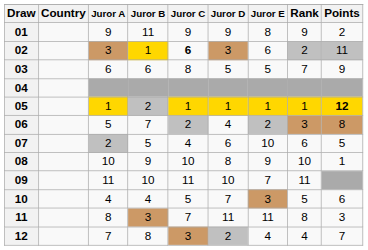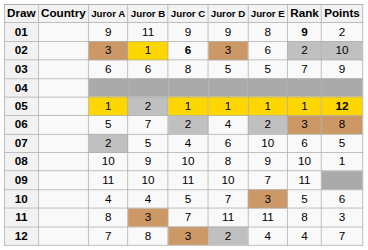(304, 32) normal -> (304, 32) bold
(342, 50) 11 -> (342, 50) 10
